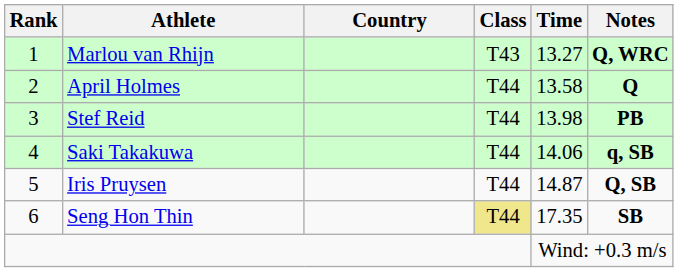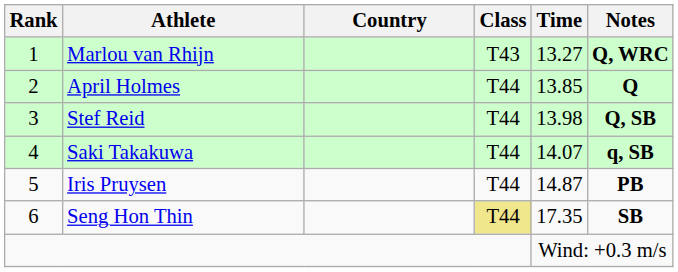(559, 86) 13.58 -> (559, 86) 13.85
(630, 119) PB -> (630, 119) Q, SB
(559, 151) 14.06 -> (559, 151) 14.07
(630, 184) Q, SB -> (630, 184) PB
